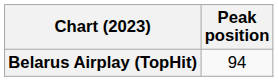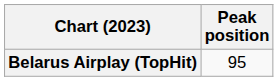(237, 62) 94 -> (237, 62) 95
